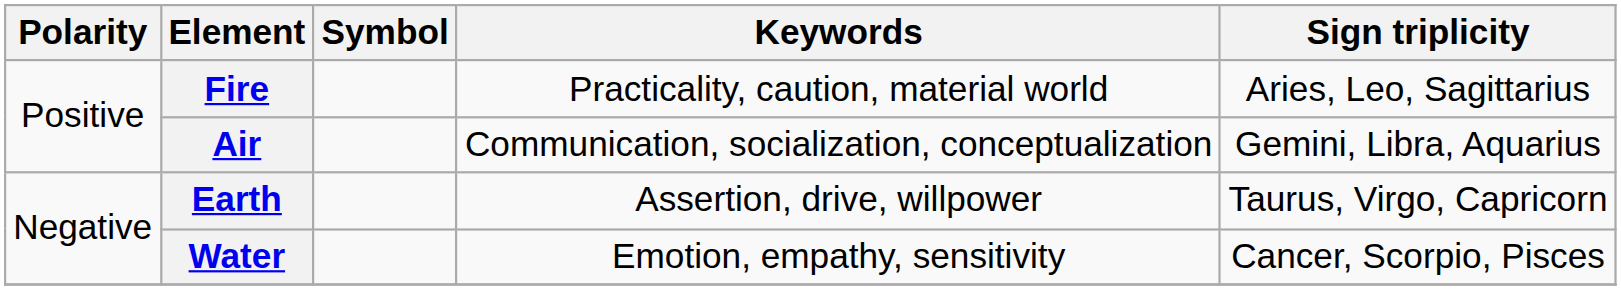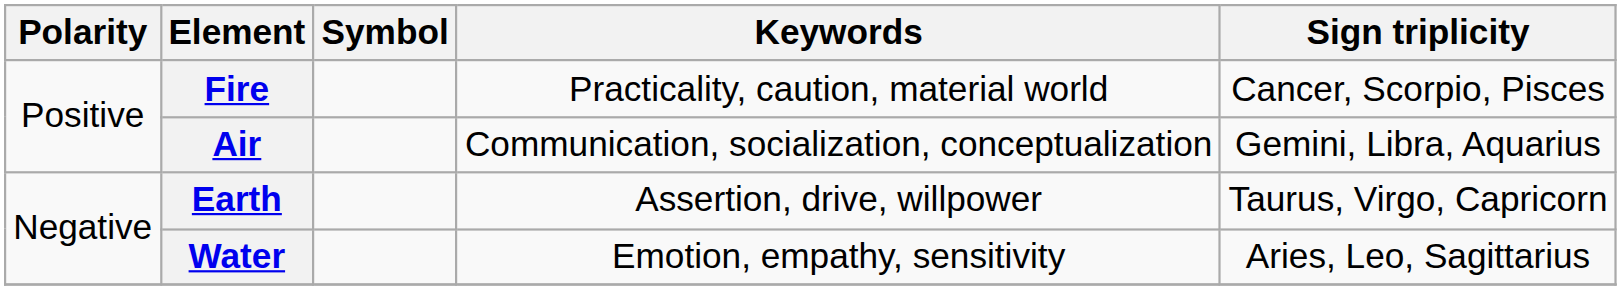(1418, 88) Aries, Leo, Sagittarius -> (1418, 88) Cancer, Scorpio, Pisces
(1418, 255) Cancer, Scorpio, Pisces -> (1418, 255) Aries, Leo, Sagittarius
